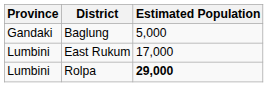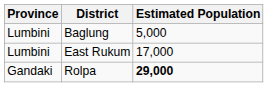(30, 33) Gandaki -> (28, 33) Lumbini
(28, 71) Lumbini -> (30, 71) Gandaki
